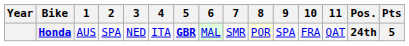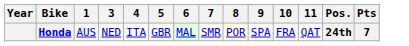- column: (111, 13)
(186, 32) bold -> (161, 32) normal
(392, 32) 5 -> (367, 32) 7
